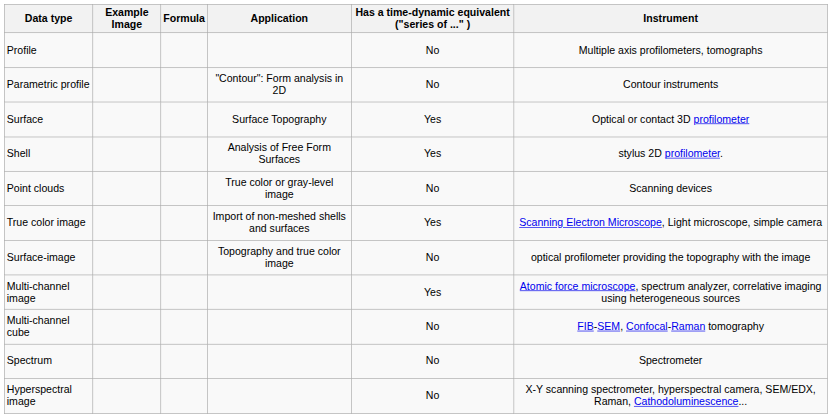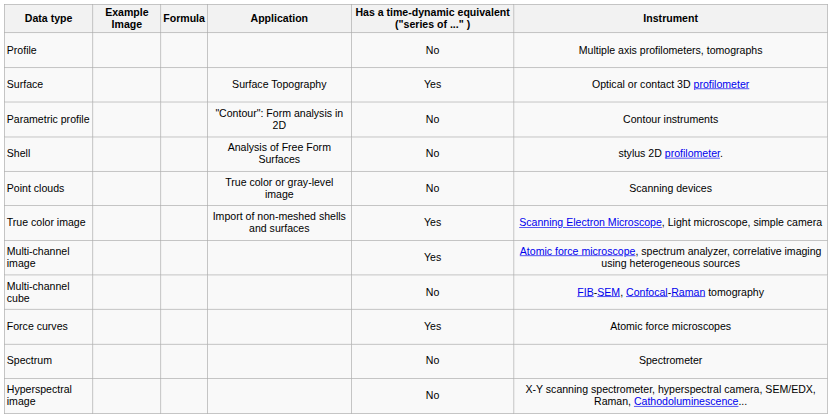rows swapped: (48, 84) <-> (25, 119)
(433, 154) Yes -> (433, 154) No
- row: (41, 257)
+ row: (37, 326)
